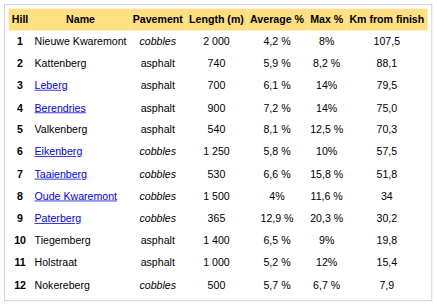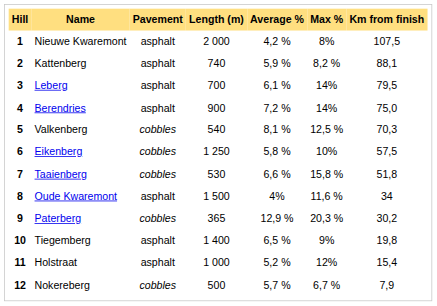(158, 41) cobbles -> (158, 41) asphalt
(158, 130) asphalt -> (158, 130) cobbles
(158, 196) cobbles -> (158, 196) asphalt
